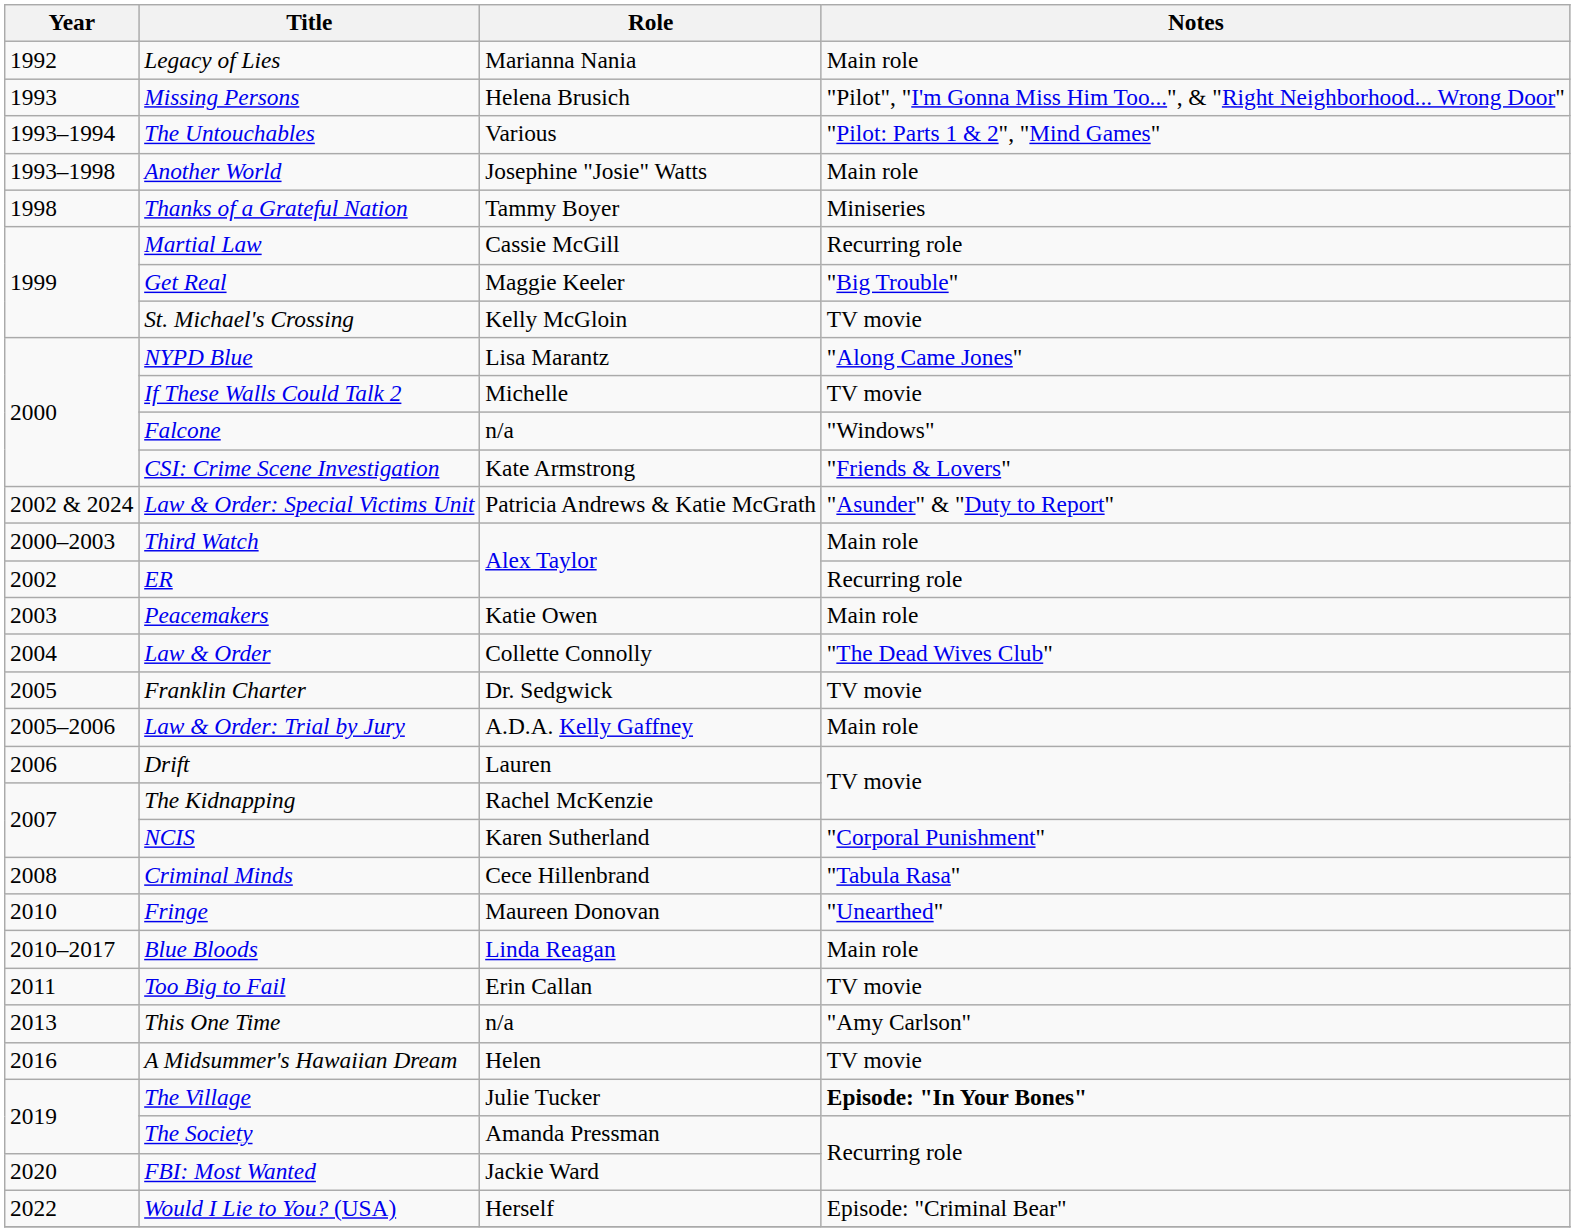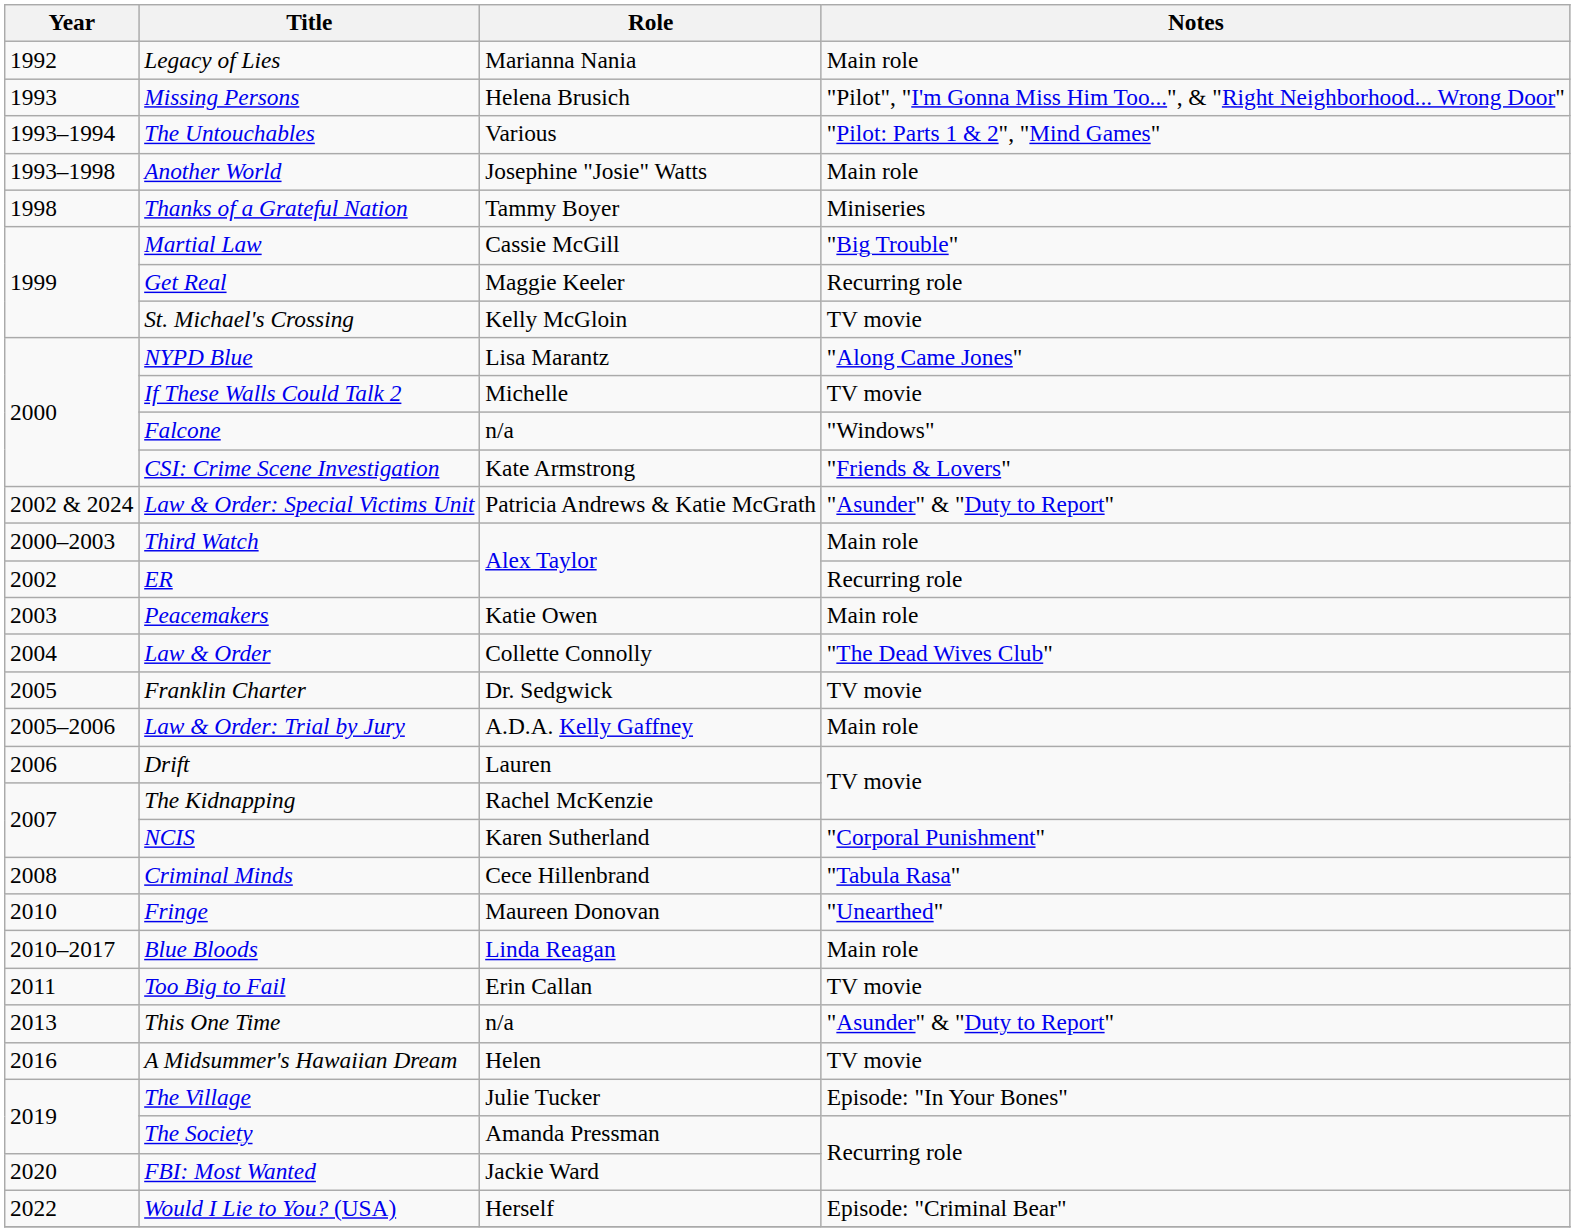(895, 245) Recurring role -> (893, 245) "Big Trouble"
(893, 282) "Big Trouble" -> (895, 282) Recurring role
(899, 1023) "Amy Carlson" -> (970, 1023) "Asunder" & "Duty to Report"
(957, 1097) bold -> (947, 1097) normal
